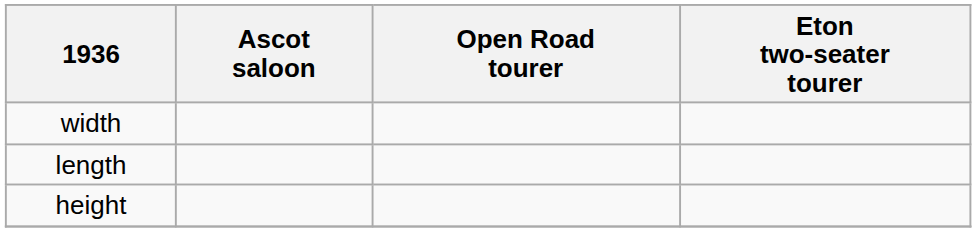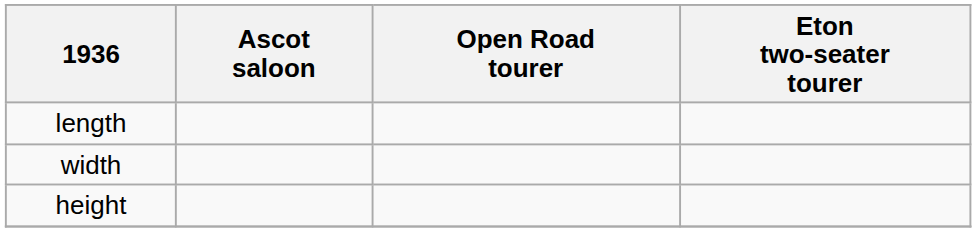rows swapped: (91, 164) <-> (91, 123)
